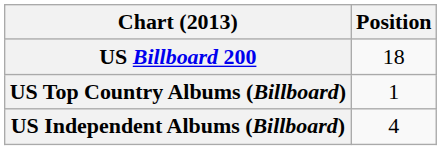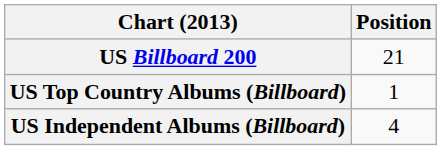(394, 56) 18 -> (394, 56) 21
